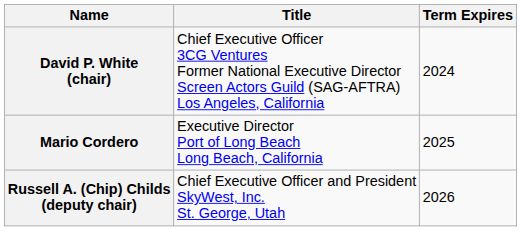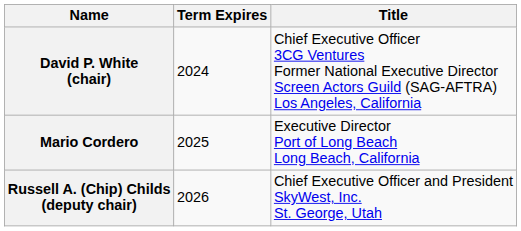columns swapped: (297, 15) <-> (468, 15)
